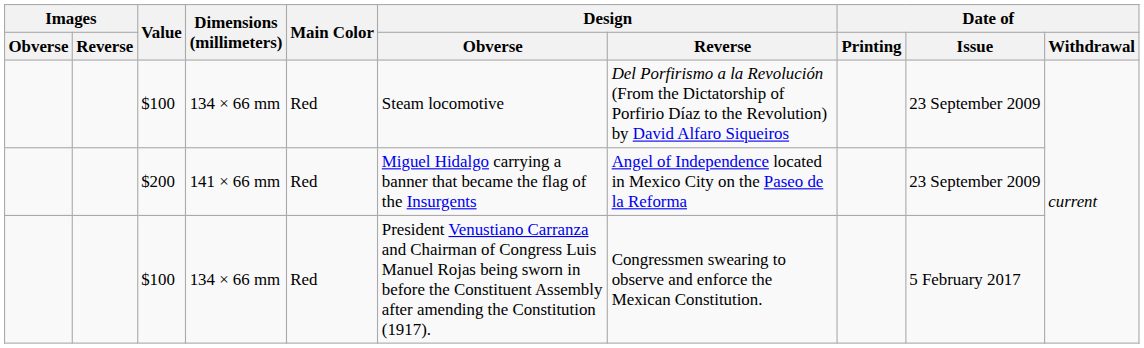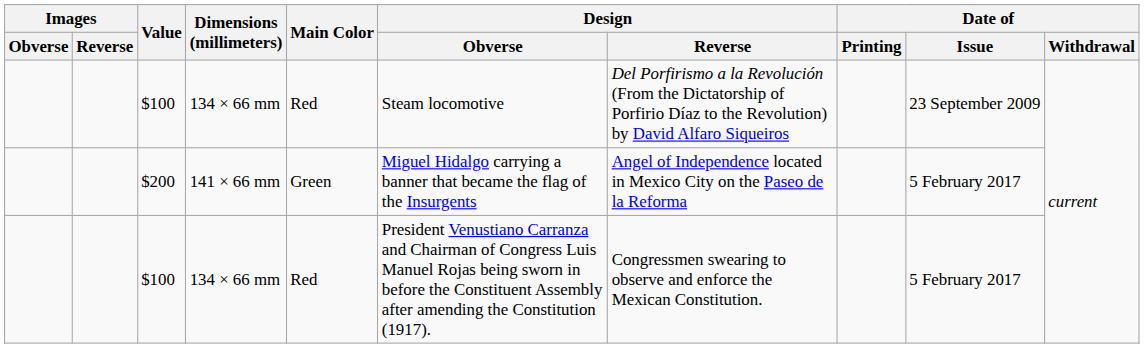(304, 181) Red -> (311, 181) Green
(975, 181) 23 September 2009 -> (965, 181) 5 February 2017
